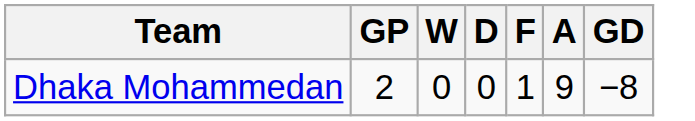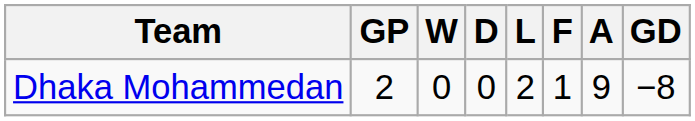+ column: (525, 31)
